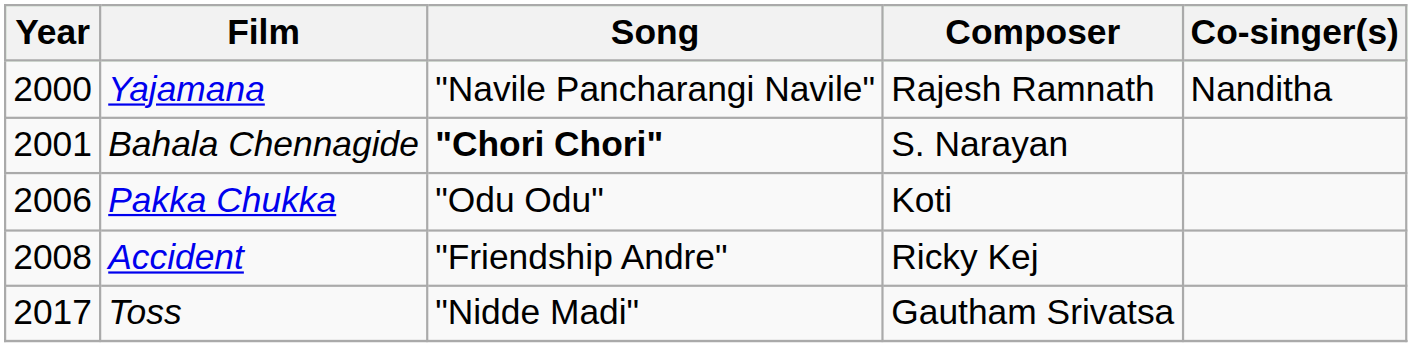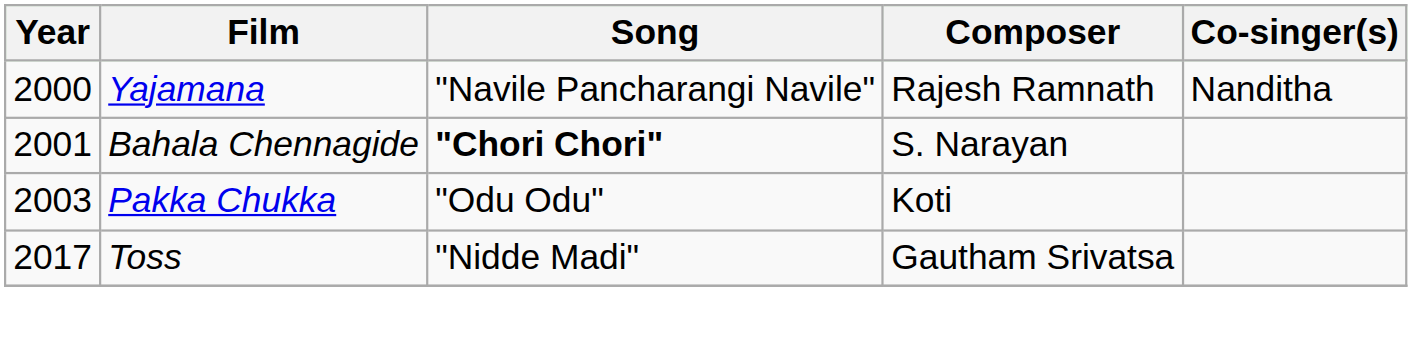(53, 200) 2006 -> (53, 200) 2003
- row: (176, 256)
